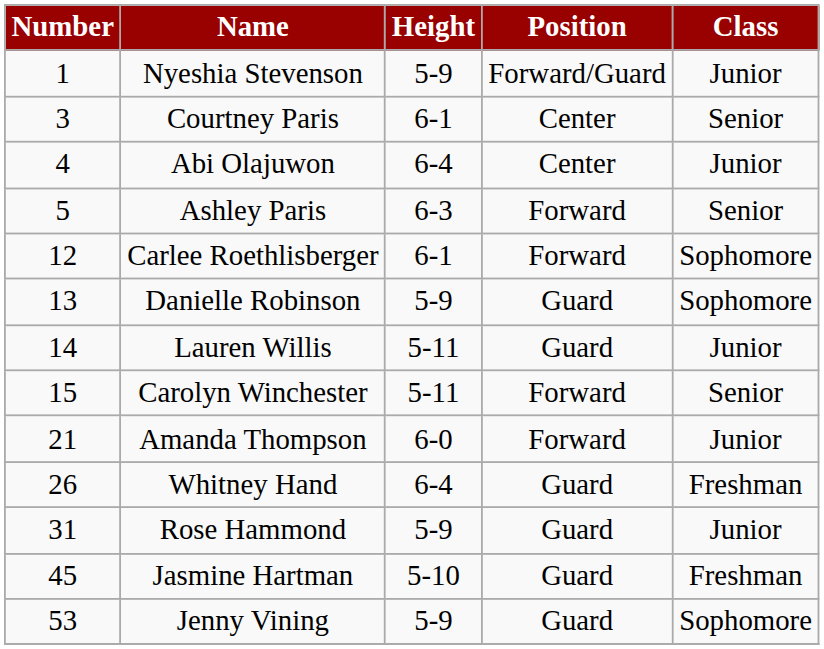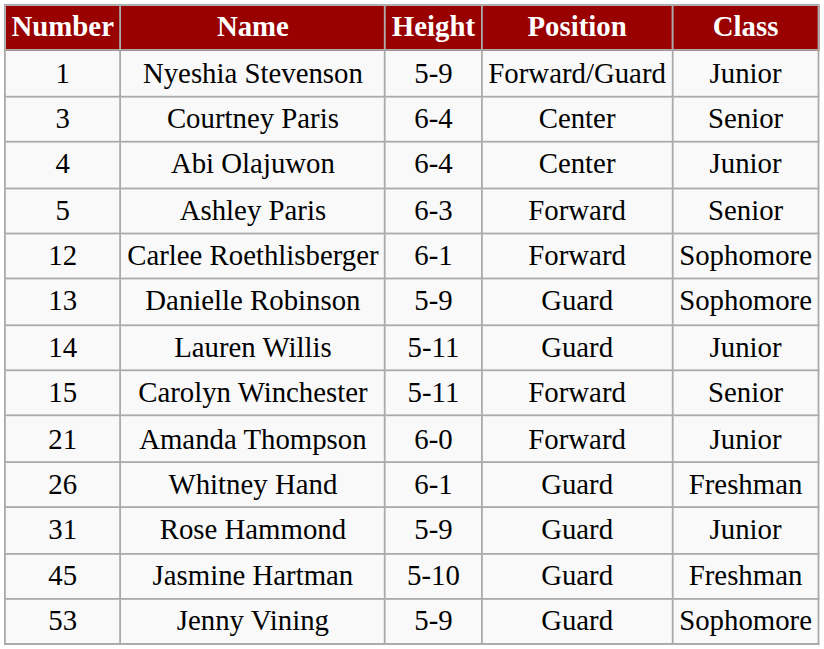(433, 118) 6-1 -> (433, 118) 6-4
(433, 484) 6-4 -> (433, 484) 6-1
